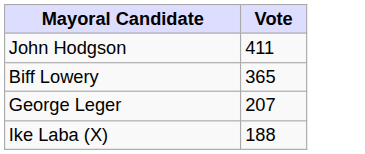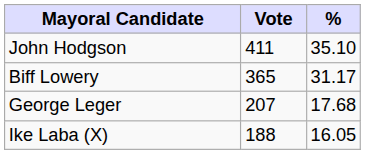+ column: (333, 18)
